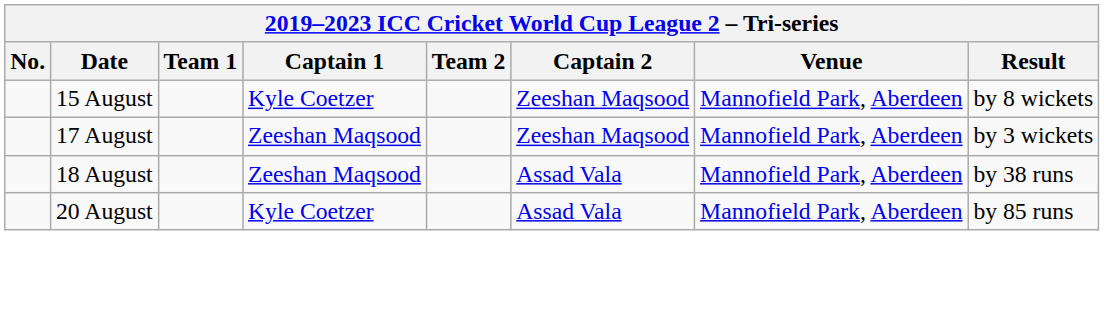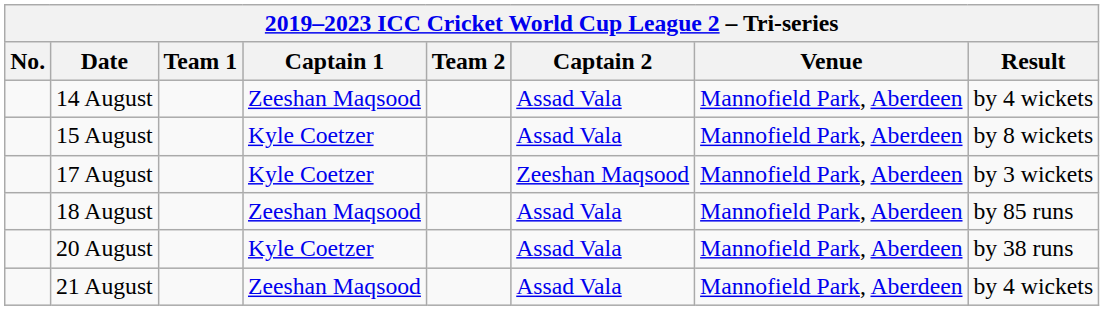+ row: (104, 98)
(603, 98) Zeeshan Maqsood -> (569, 135) Assad Vala
(334, 135) Zeeshan Maqsood -> (311, 173) Kyle Coetzer
(1023, 173) by 38 runs -> (1023, 211) by 85 runs
(1023, 211) by 85 runs -> (1023, 248) by 38 runs
+ row: (104, 286)
